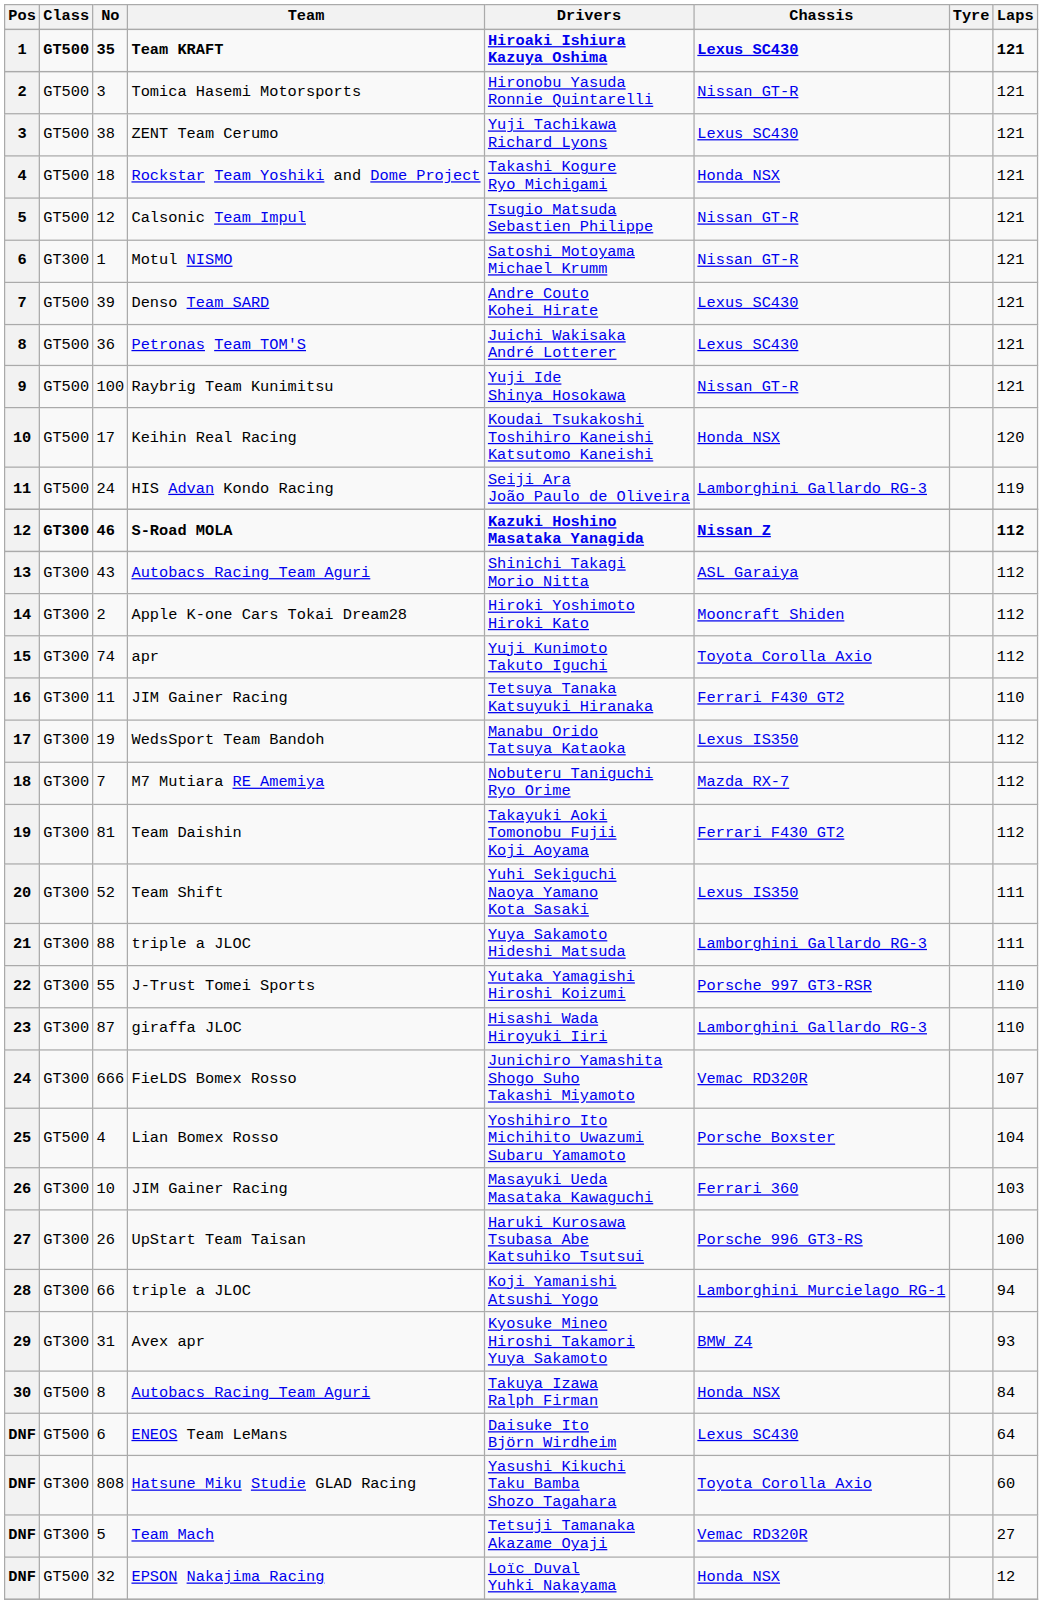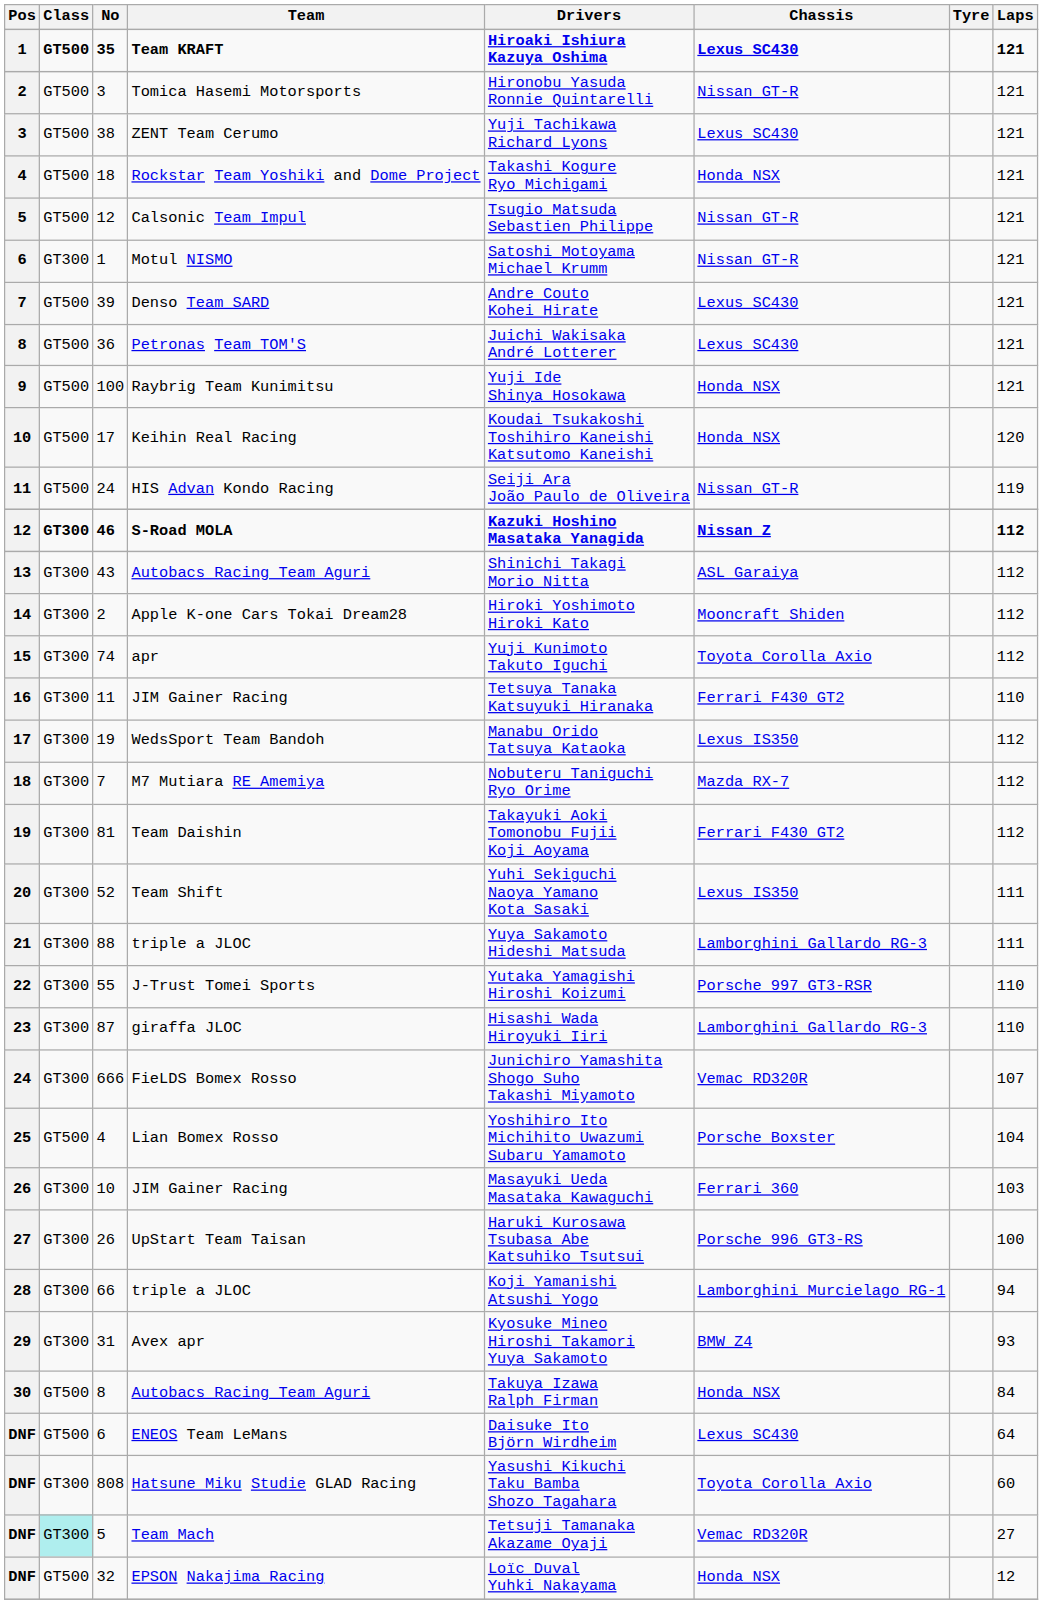(748, 387) Nissan GT-R -> (739, 387) Honda NSX
(812, 489) Lamborghini Gallardo RG-3 -> (748, 489) Nissan GT-R
(66, 1536) no background -> (66, 1536) paleturquoise background
